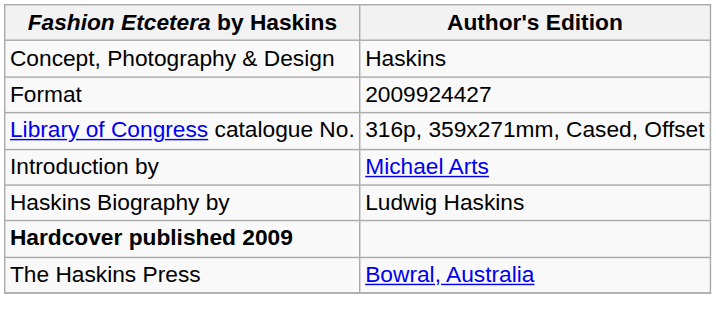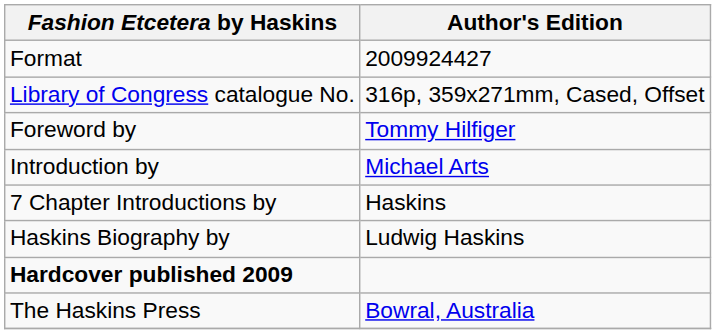- row: (172, 58)
+ row: (73, 130)
+ row: (143, 202)
